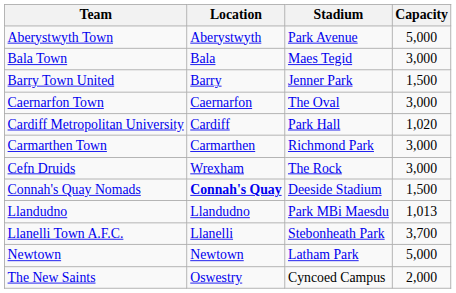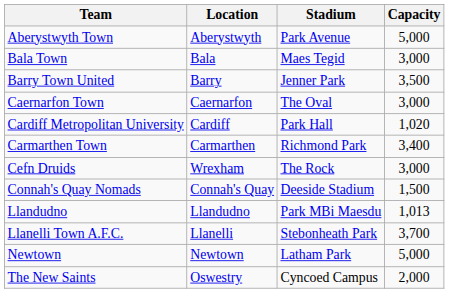(422, 80) 1,500 -> (414, 80) 3,500
(422, 146) 3,000 -> (414, 146) 3,400
(236, 189) bold -> (232, 189) normal
